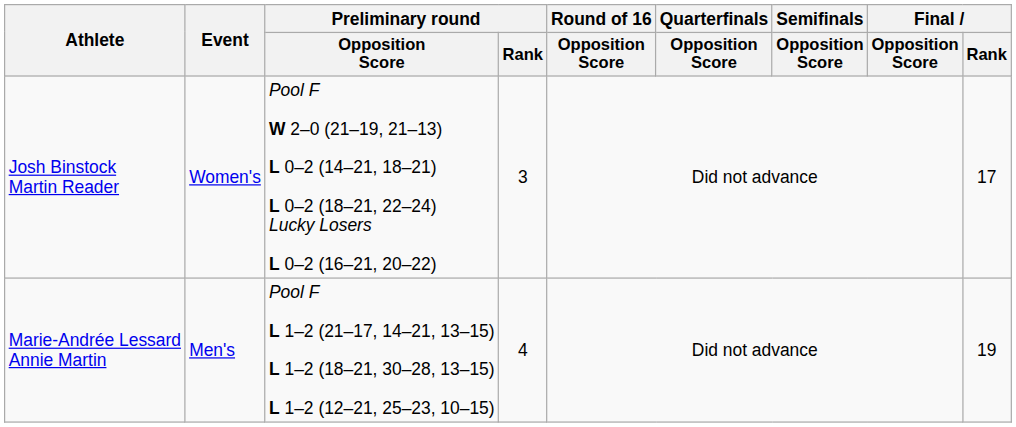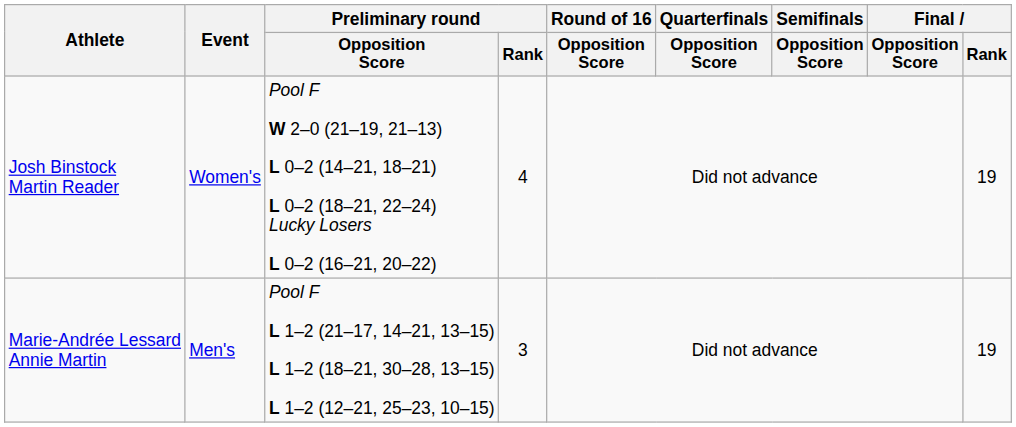(523, 178) 3 -> (523, 178) 4
(987, 178) 17 -> (987, 178) 19
(523, 350) 4 -> (523, 350) 3
